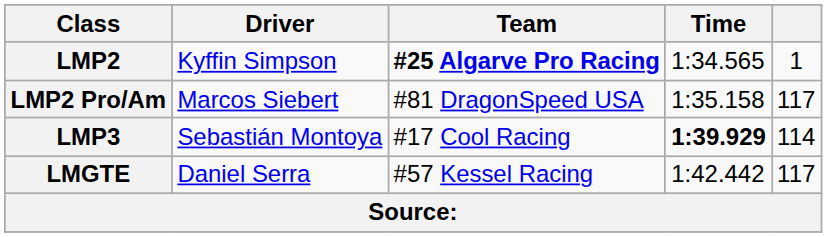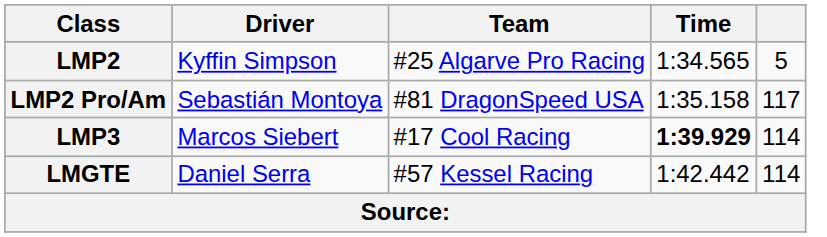(527, 61) bold -> (519, 61) normal
(796, 61) 1 -> (781, 61) 5
(258, 99) Marcos Siebert -> (280, 99) Sebastián Montoya
(280, 137) Sebastián Montoya -> (258, 137) Marcos Siebert
(796, 174) 117 -> (781, 174) 114
